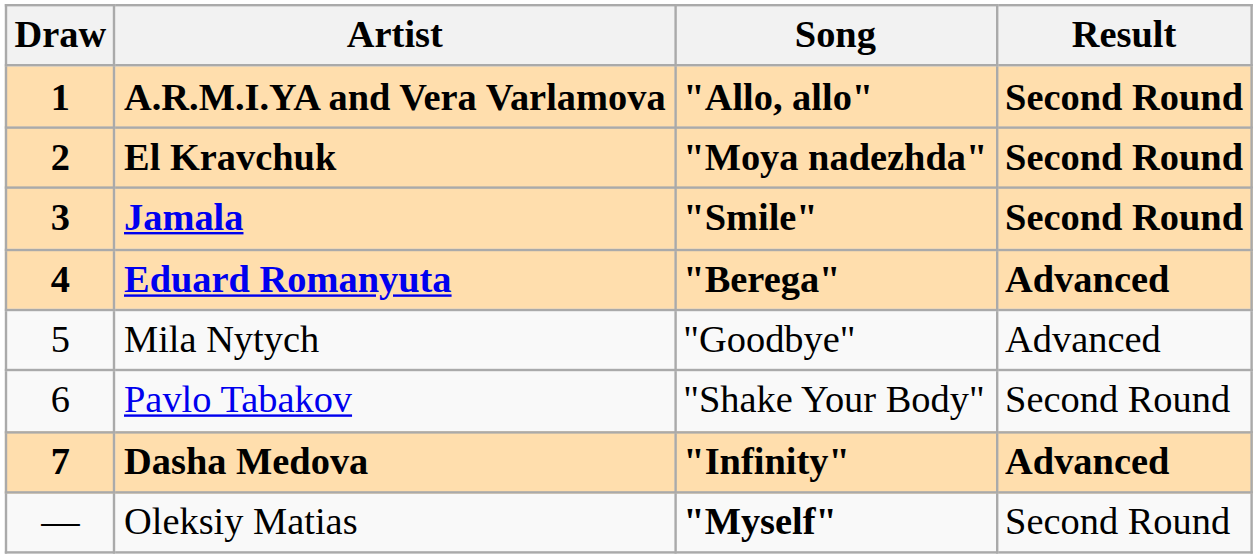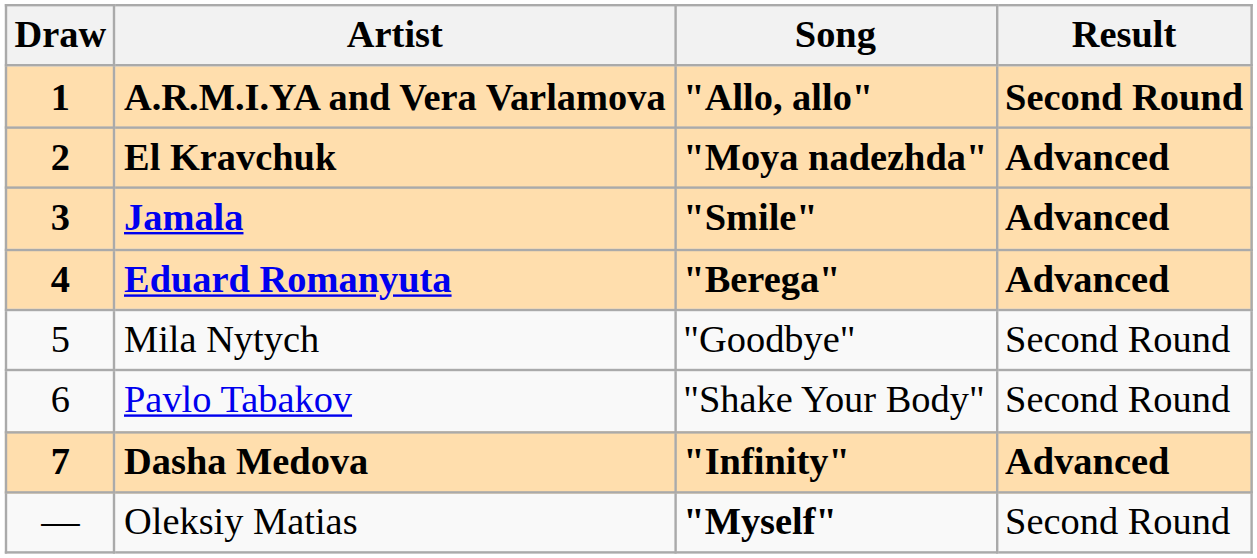(1124, 156) Second Round -> (1087, 156) Advanced
(1124, 217) Second Round -> (1087, 217) Advanced
(1083, 339) Advanced -> (1118, 339) Second Round
